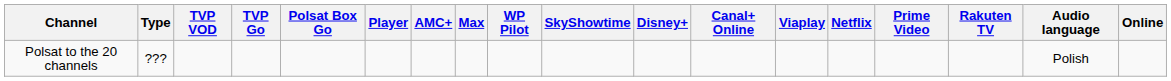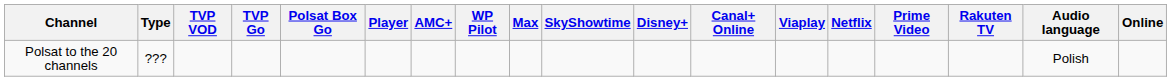columns swapped: (514, 23) <-> (471, 23)
